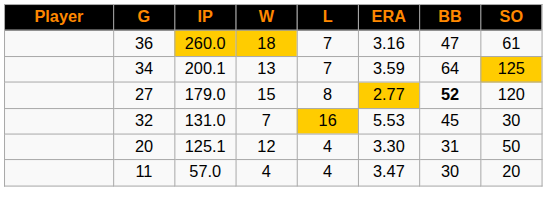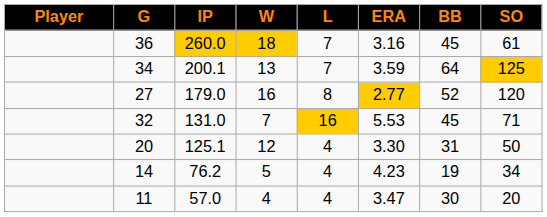(450, 43) 47 -> (450, 43) 45
(266, 95) 15 -> (266, 95) 16
(450, 95) bold -> (450, 95) normal
(511, 120) 30 -> (511, 120) 71
+ row: (144, 172)
